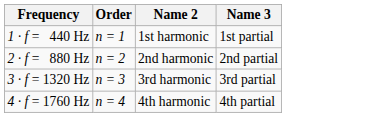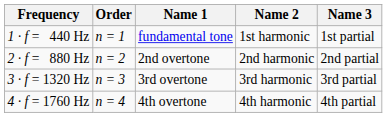+ column: (185, 15)
